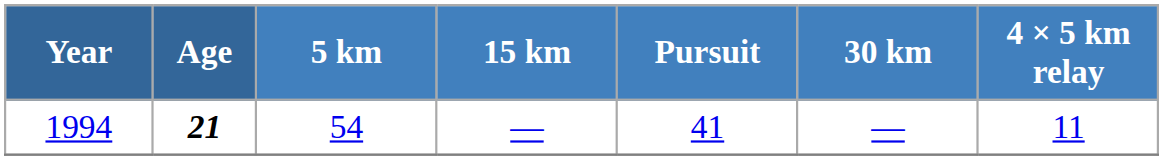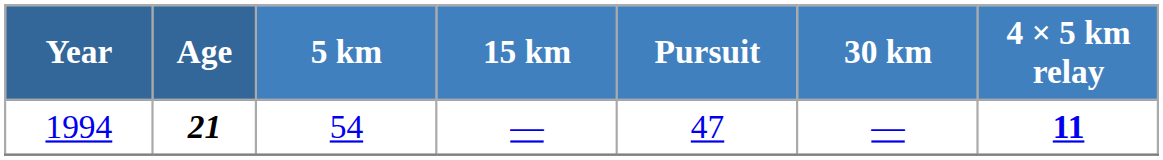(708, 126) 41 -> (708, 126) 47
(1069, 126) normal -> (1069, 126) bold
